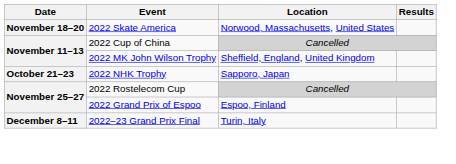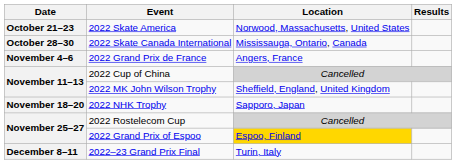(45, 27) November 18–20 -> (40, 27) October 21–23
+ row: (160, 43)
+ row: (148, 58)
(40, 74) October 21–23 -> (45, 105) November 18–20
(253, 105) no background -> (268, 136) gold background
